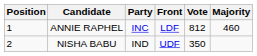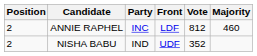(9, 28) 1 -> (9, 28) 2
(197, 43) 350 -> (197, 43) 352
